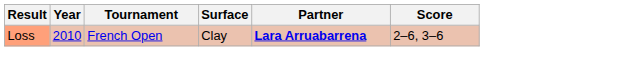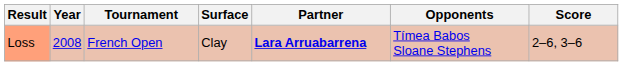+ column: (460, 14)
(67, 35) 2010 -> (67, 42) 2008
